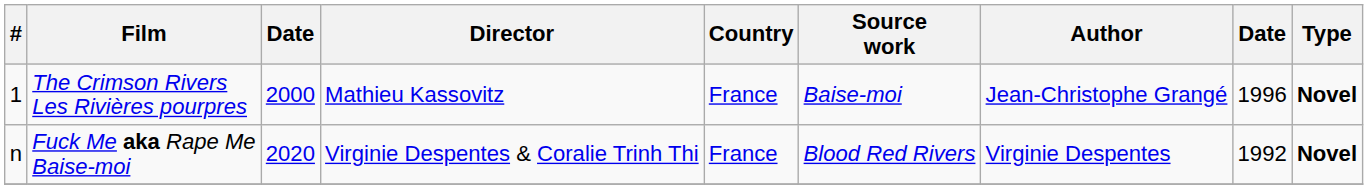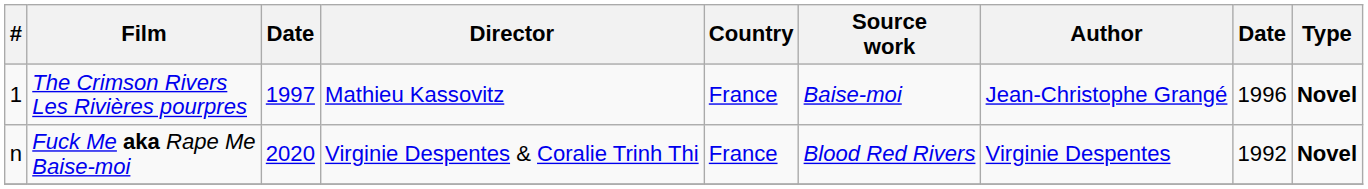(290, 94) 2000 -> (290, 94) 1997
